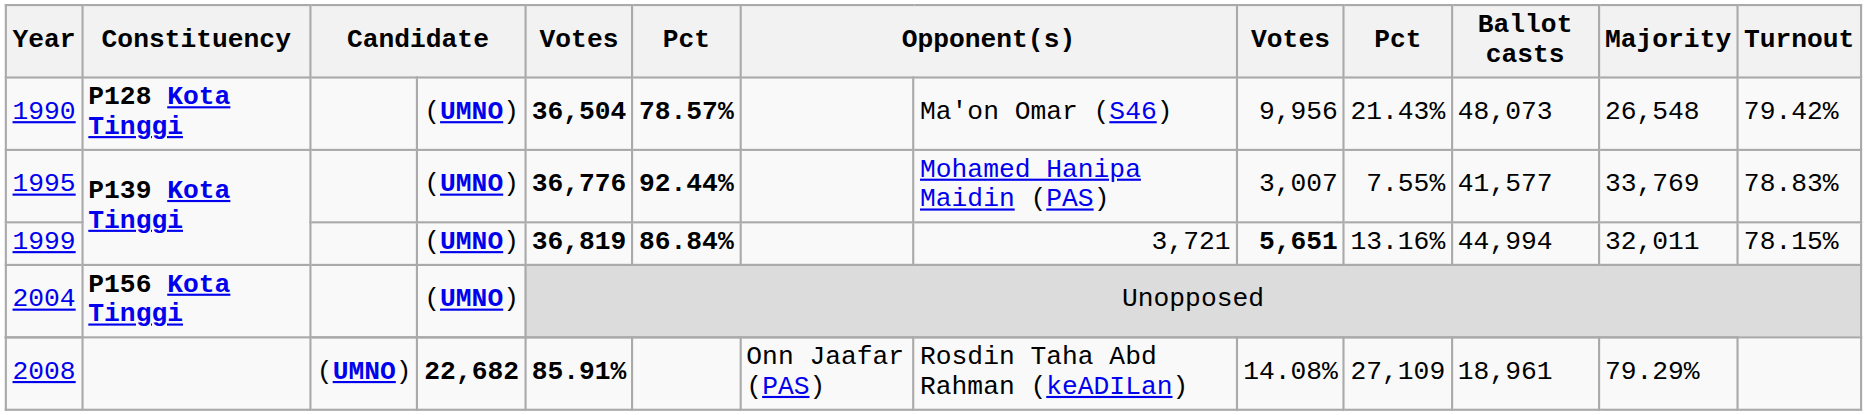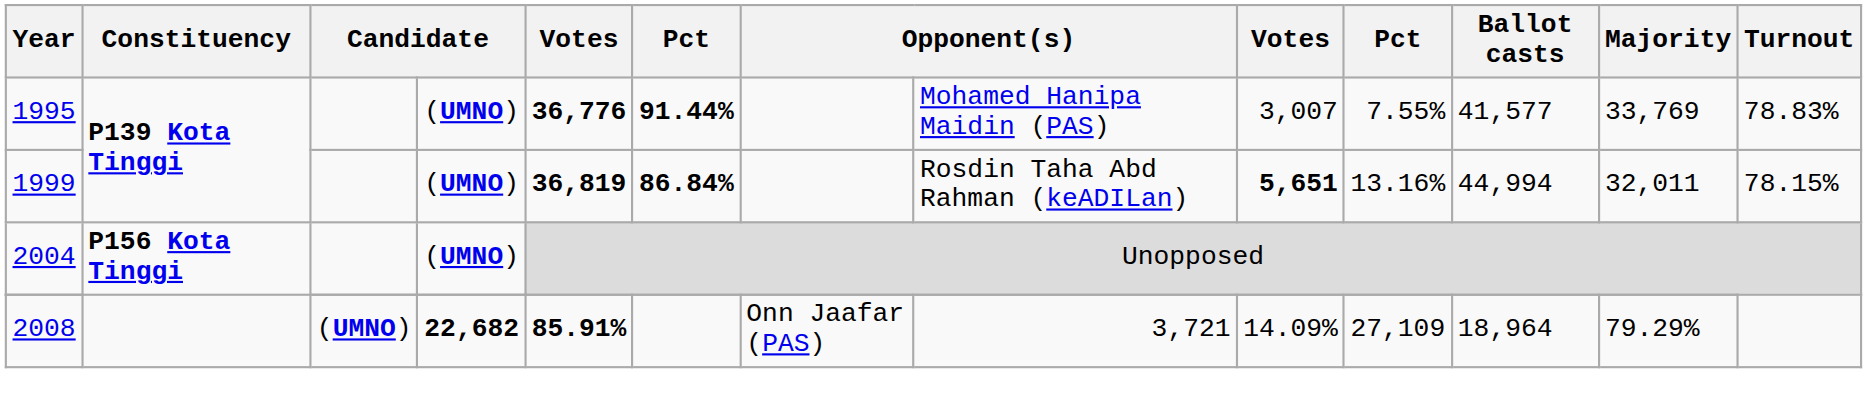- row: (44, 113)
(686, 186) 92.44% -> (686, 113) 91.44%
(1191, 243) 3,721 -> (1054, 186) Rosdin Taha Abd Rahman (keADILan)
(1054, 373) Rosdin Taha Abd Rahman (keADILan) -> (1191, 330) 3,721
(1291, 373) 14.08% -> (1291, 330) 14.09%
(1505, 373) 18,961 -> (1505, 330) 18,964
